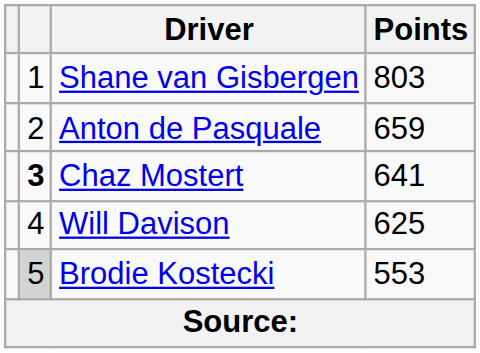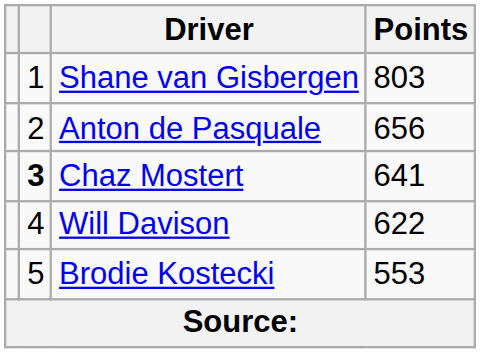(399, 127) 659 -> (399, 127) 656
(399, 225) 625 -> (399, 225) 622
(36, 274) lightgrey background -> (36, 274) no background
